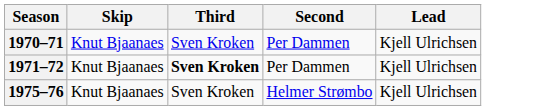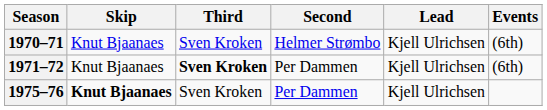+ column: (515, 17)
(308, 42) Per Dammen -> (327, 42) Helmer Strømbo
(117, 92) normal -> (121, 92) bold
(319, 92) Helmer Strømbo -> (316, 92) Per Dammen
